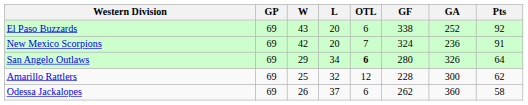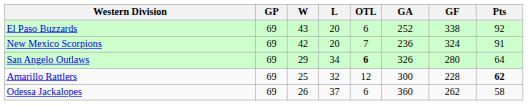columns swapped: (405, 12) <-> (452, 12)
(499, 76) normal -> (499, 76) bold
